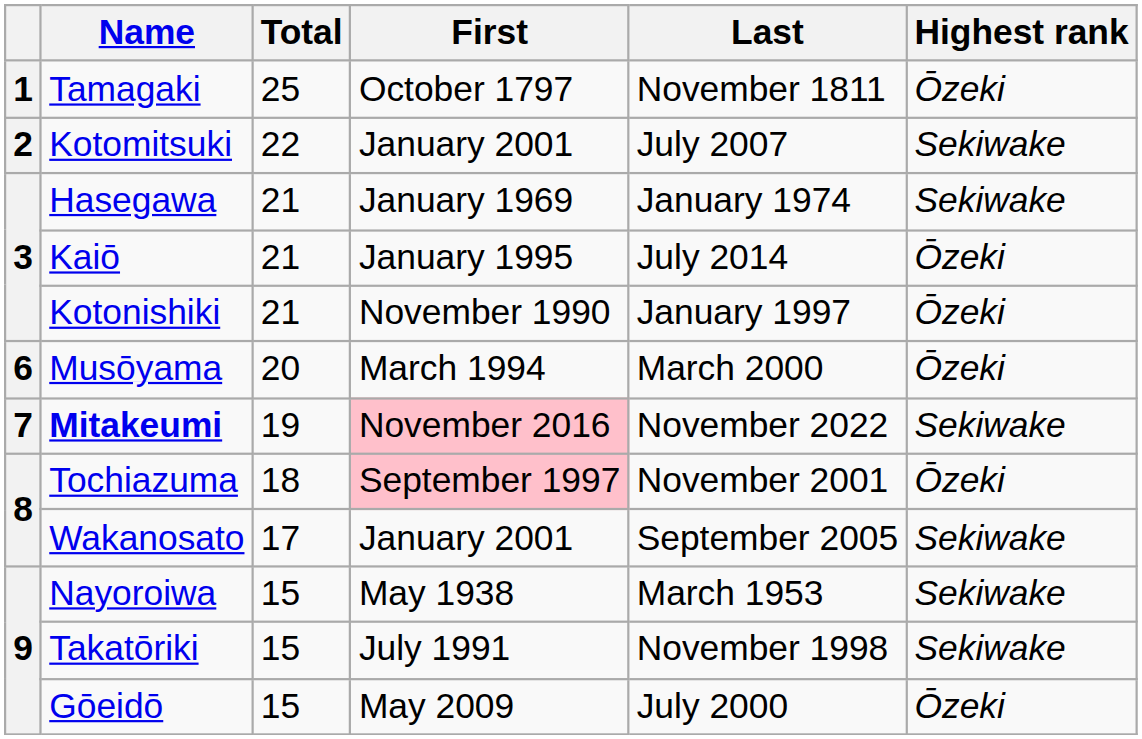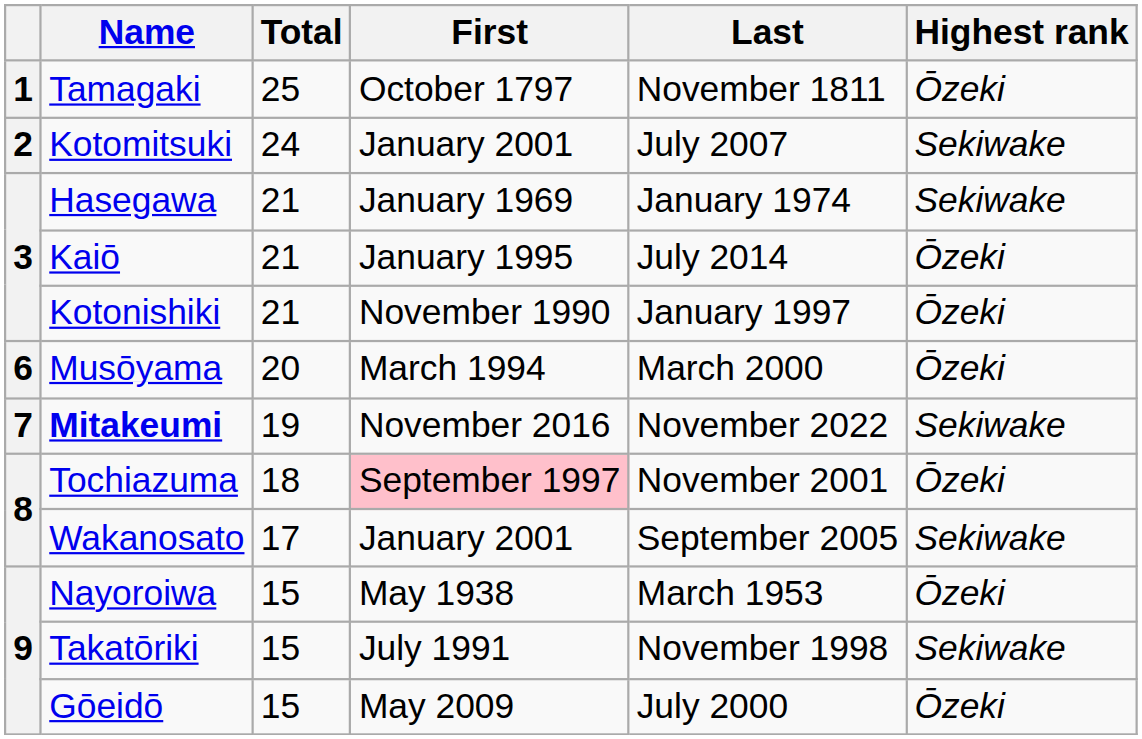(280, 144) 22 -> (280, 144) 24
(485, 425) pink background -> (485, 425) no background
(990, 593) Sekiwake -> (960, 593) Ōzeki
